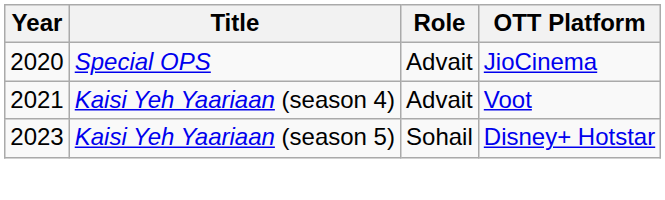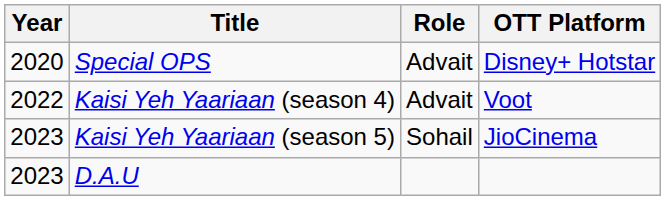(541, 61) JioCinema -> (570, 61) Disney+ Hotstar
(37, 99) 2021 -> (37, 99) 2022
(570, 137) Disney+ Hotstar -> (541, 137) JioCinema
+ row: (107, 175)
